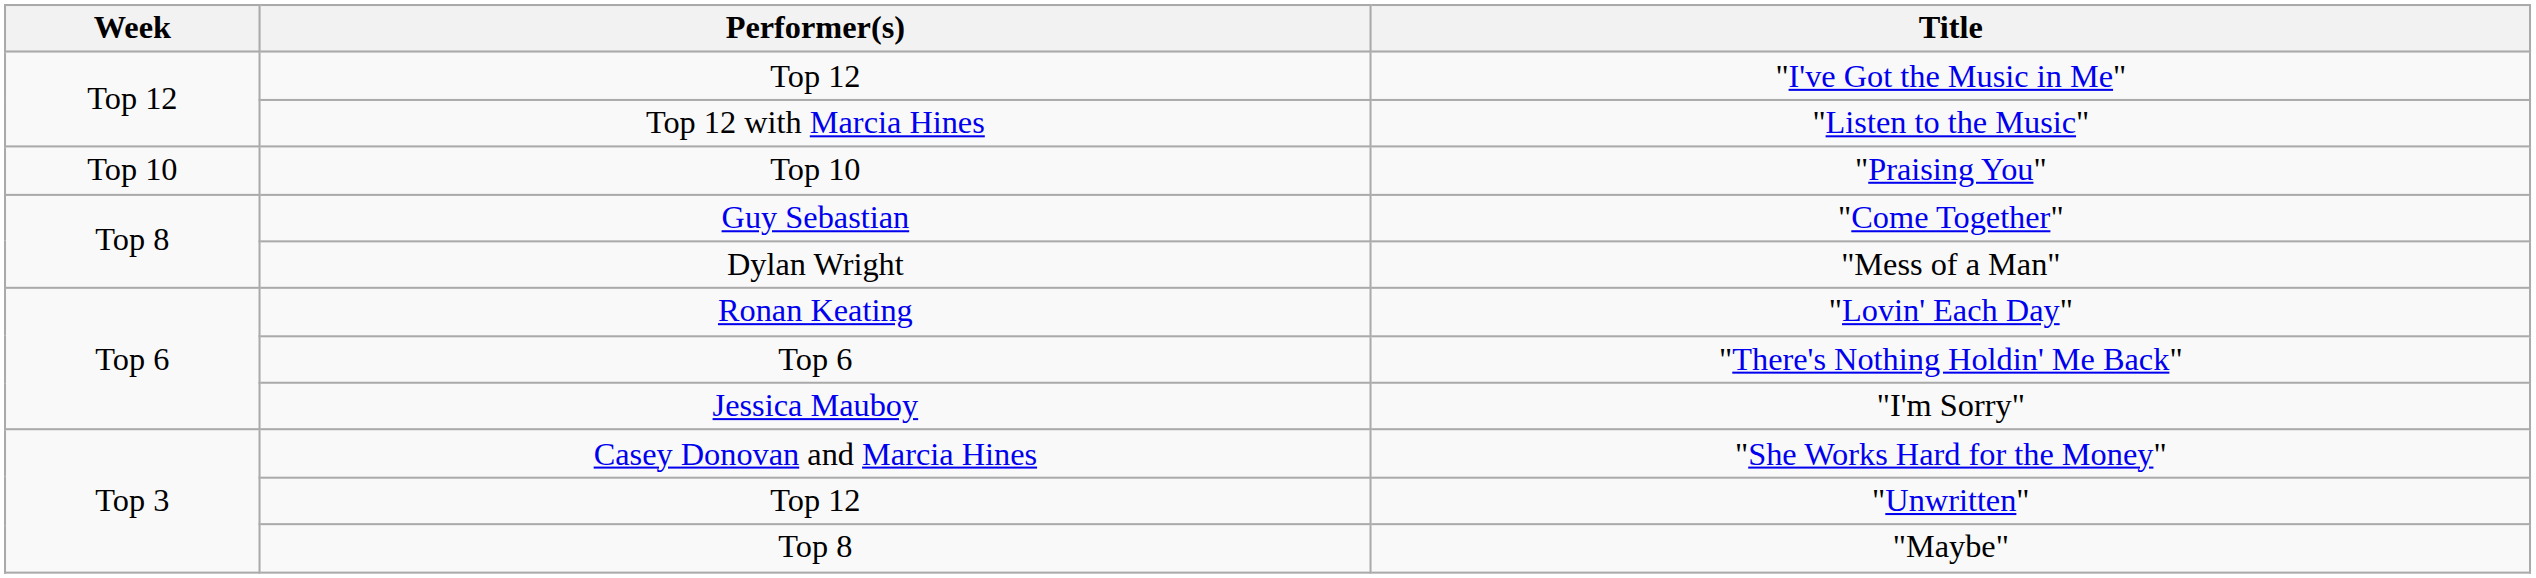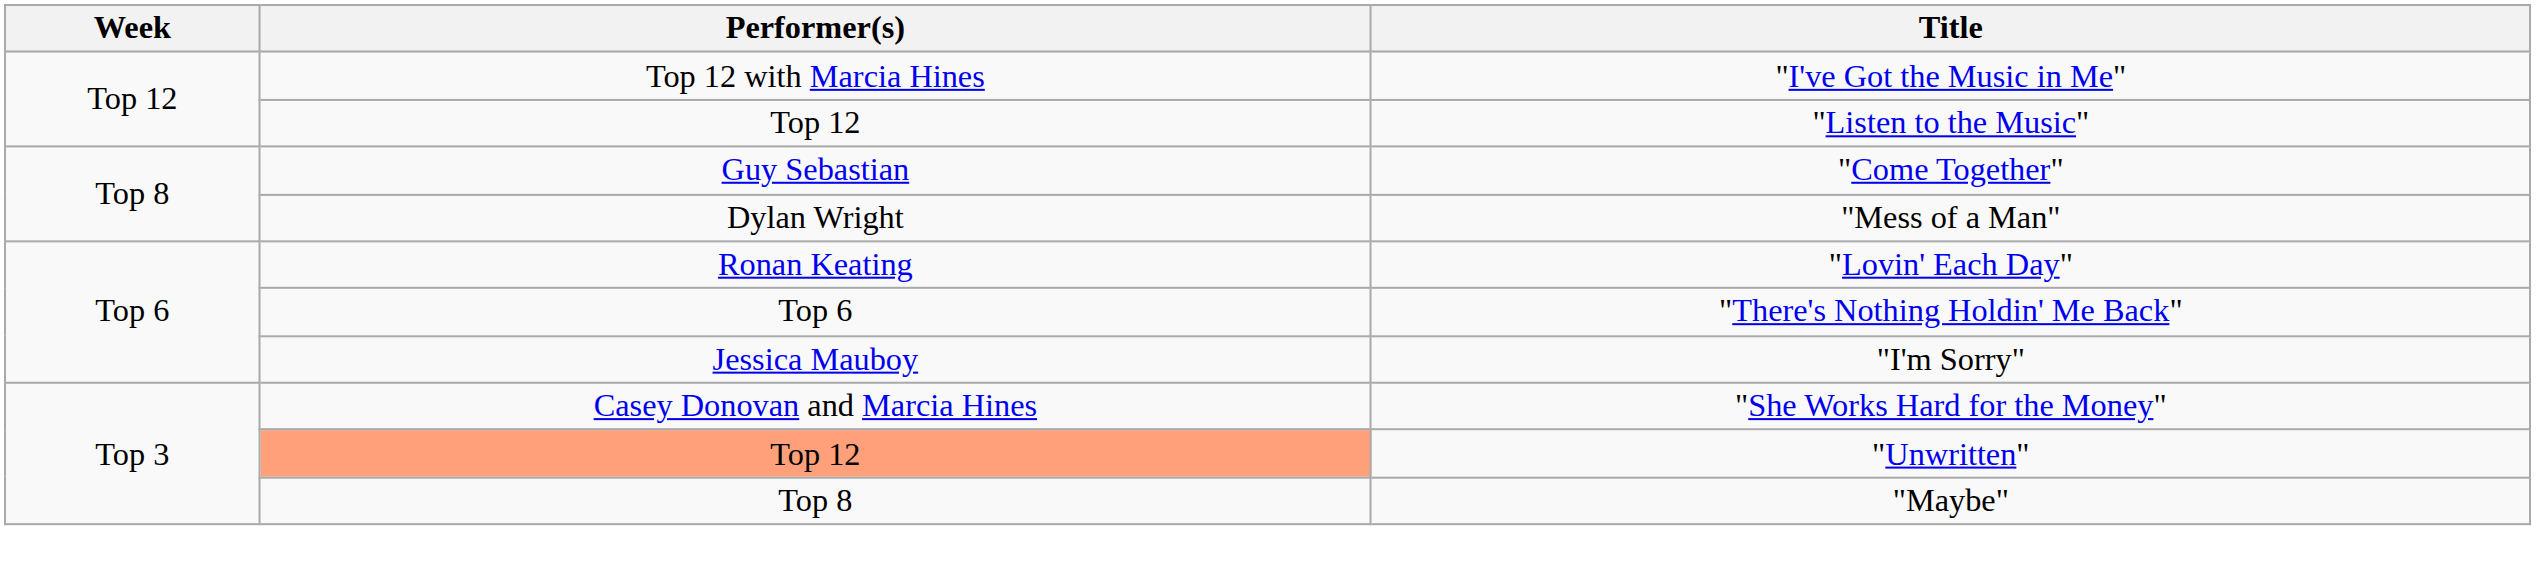(815, 75) Top 12 -> (815, 75) Top 12 with Marcia Hines
(815, 122) Top 12 with Marcia Hines -> (815, 122) Top 12
- row: (1951, 169)
(815, 500) no background -> (815, 453) lightsalmon background
